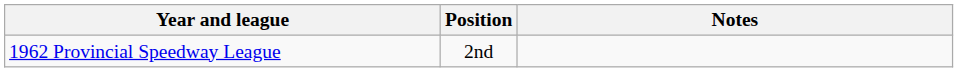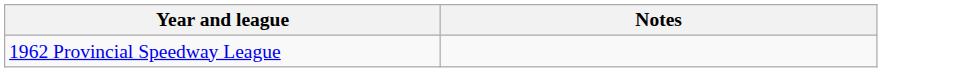- column: (479, 19)
